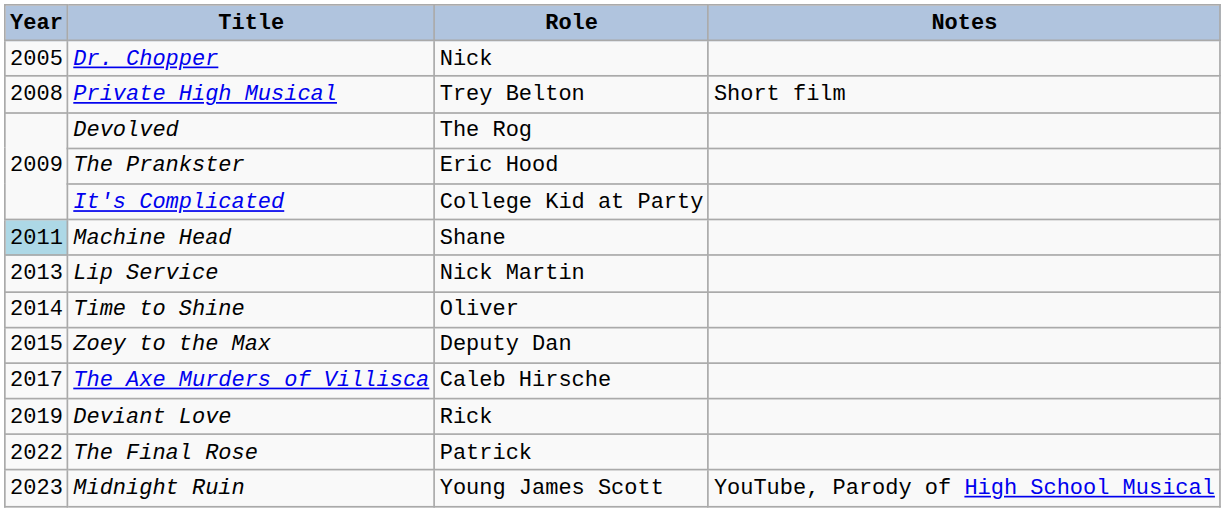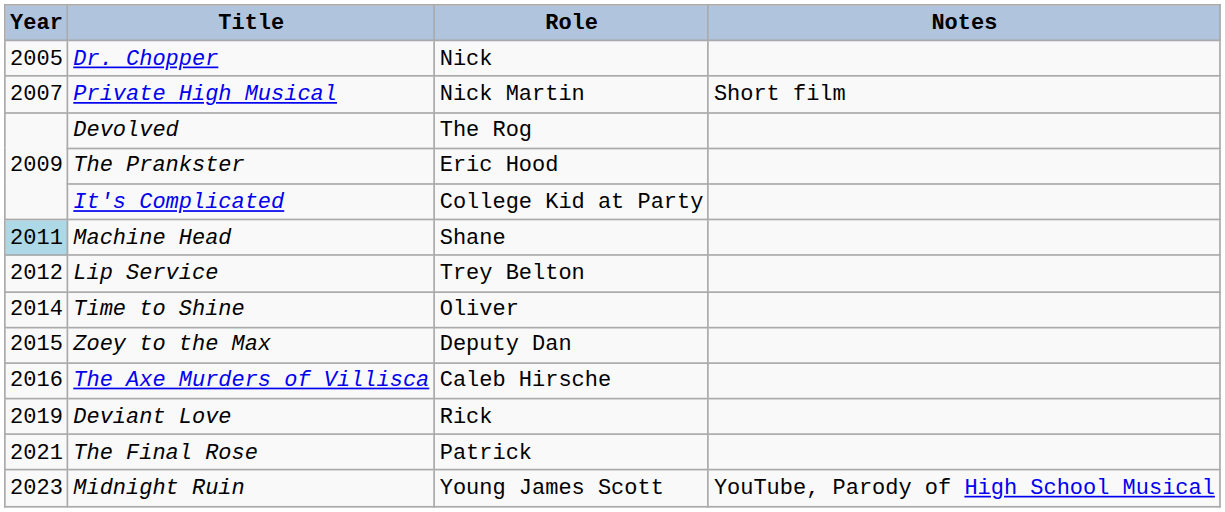(36, 94) 2008 -> (36, 94) 2007
(512, 94) Trey Belton -> (512, 94) Nick Martin
(36, 273) 2013 -> (36, 273) 2012
(512, 273) Nick Martin -> (512, 273) Trey Belton
(36, 381) 2017 -> (36, 381) 2016
(36, 452) 2022 -> (36, 452) 2021
